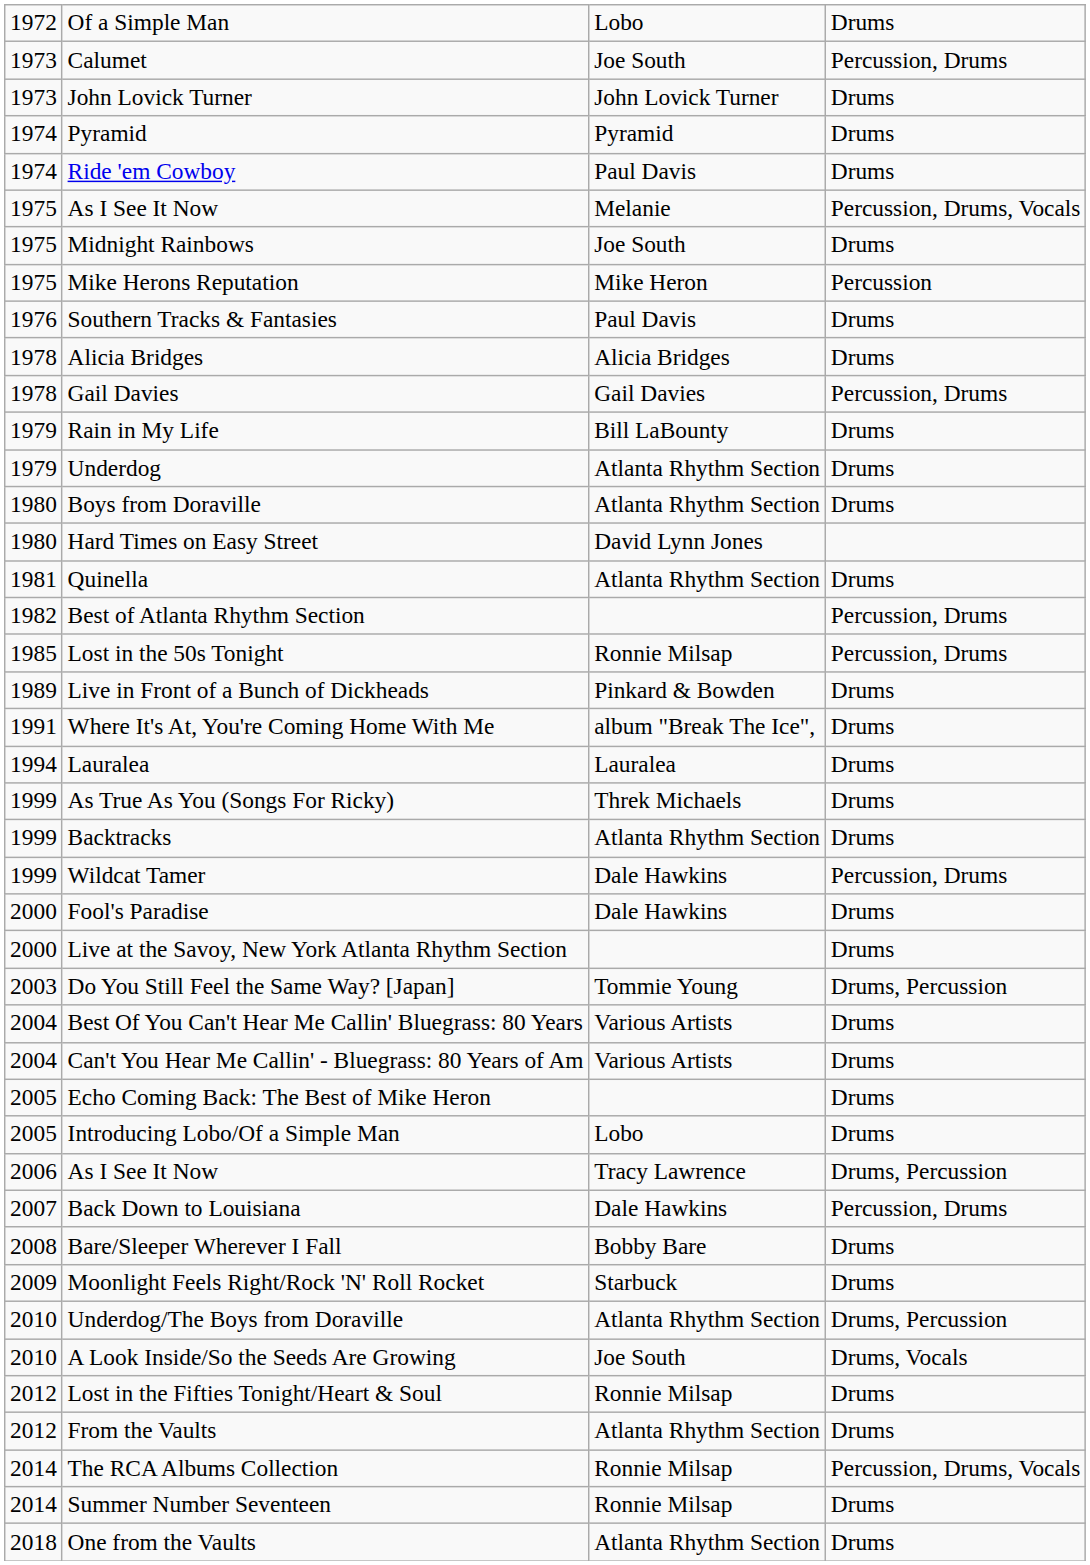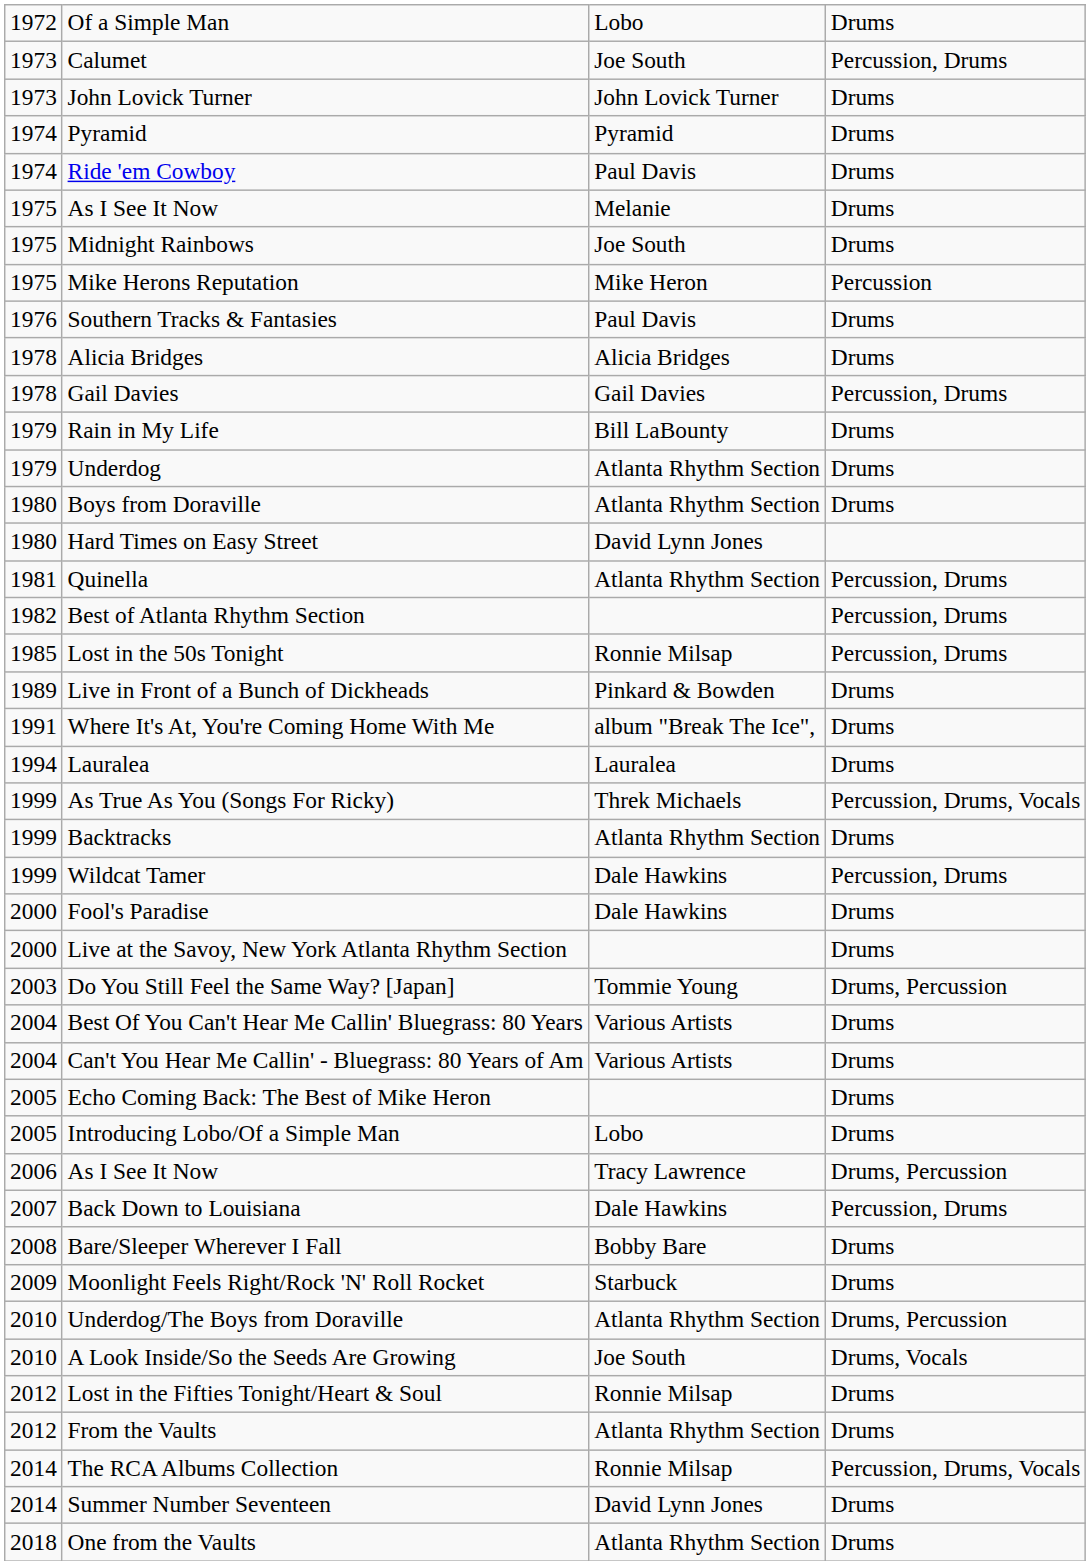(956, 208) Percussion, Drums, Vocals -> (863, 208) Drums
(863, 578) Drums -> (919, 578) Percussion, Drums
(863, 801) Drums -> (956, 801) Percussion, Drums, Vocals
(663, 1504) Ronnie Milsap -> (679, 1504) David Lynn Jones
